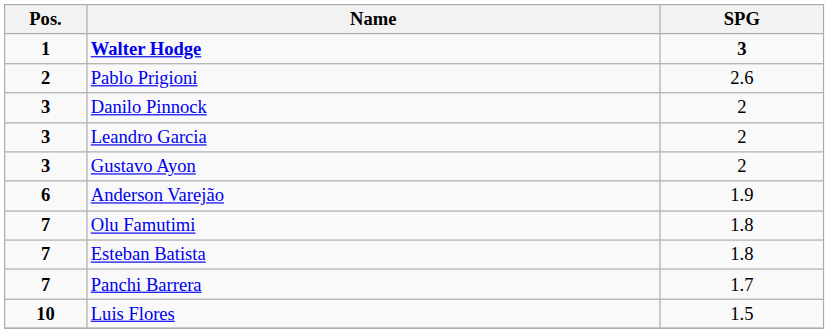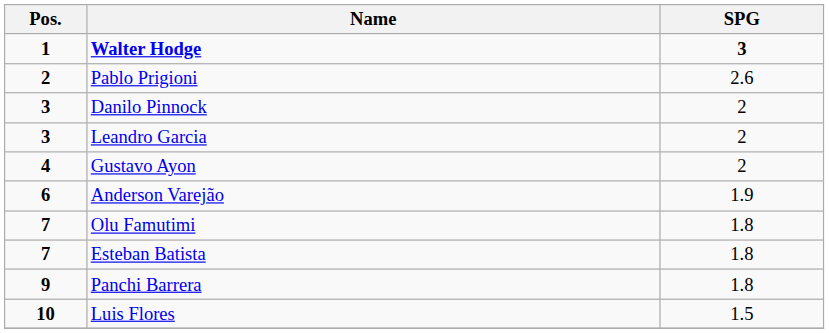(46, 166) 3 -> (46, 166) 4
(46, 284) 7 -> (46, 284) 9
(742, 284) 1.7 -> (742, 284) 1.8
